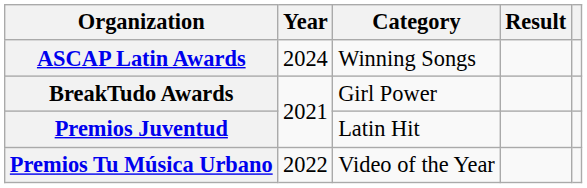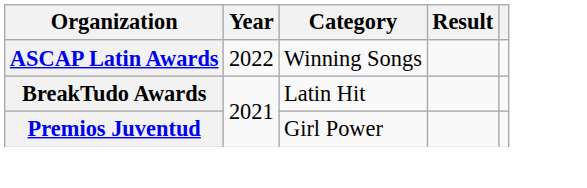(305, 57) 2024 -> (251, 57) 2022
(388, 93) Girl Power -> (325, 93) Latin Hit
(379, 128) Latin Hit -> (333, 128) Girl Power
- row: (141, 164)
